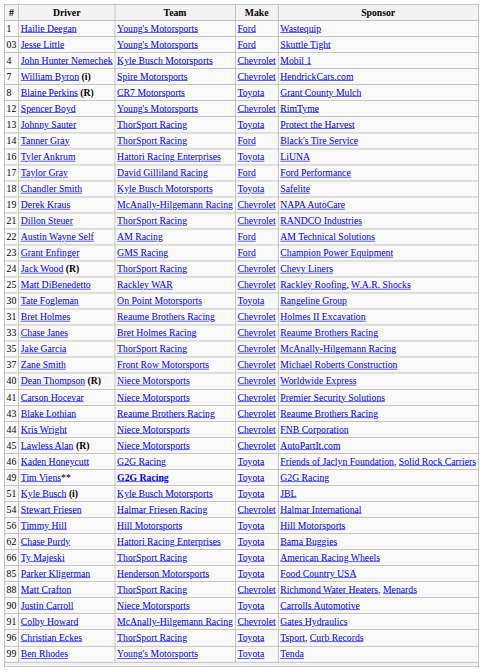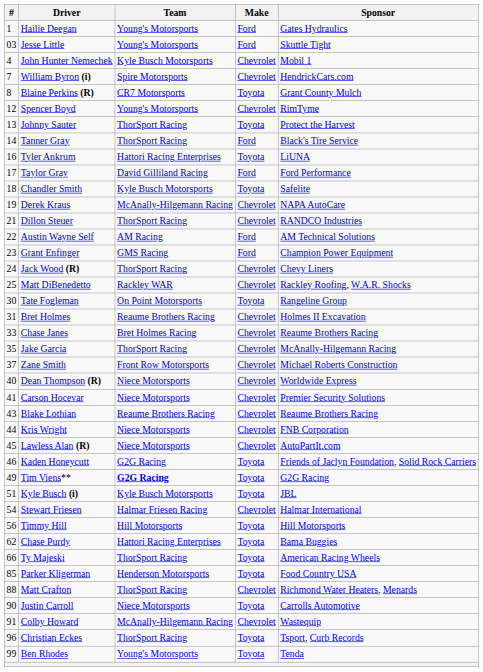(301, 28) Wastequip -> (314, 28) Gates Hydraulics
(314, 622) Gates Hydraulics -> (301, 622) Wastequip
